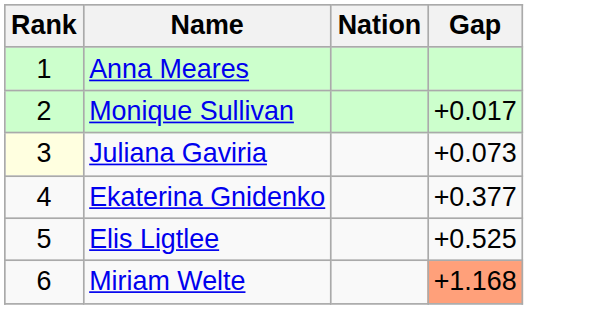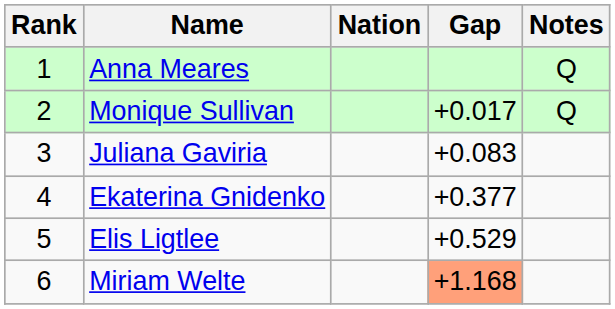+ column: (566, 25)
(44, 153) lightyellow background -> (44, 153) no background
(475, 153) +0.073 -> (475, 153) +0.083
(475, 238) +0.525 -> (475, 238) +0.529
